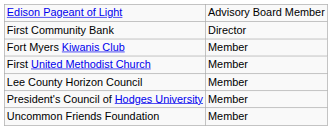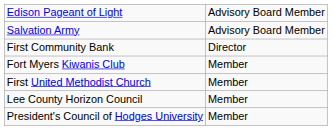+ row: (43, 30)
- row: (83, 116)
